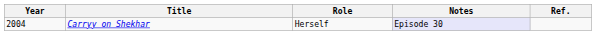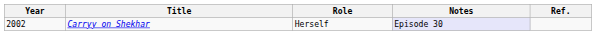(16, 24) 2004 -> (16, 24) 2002
